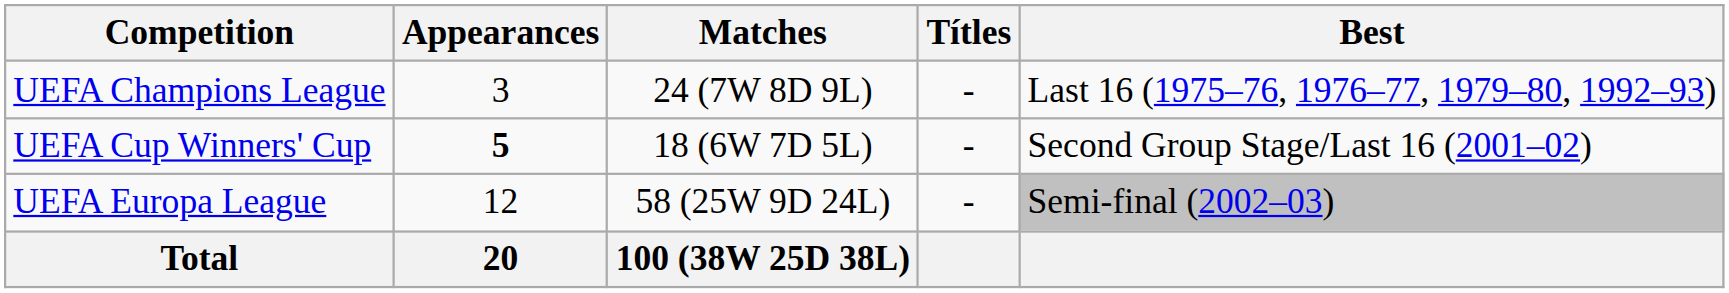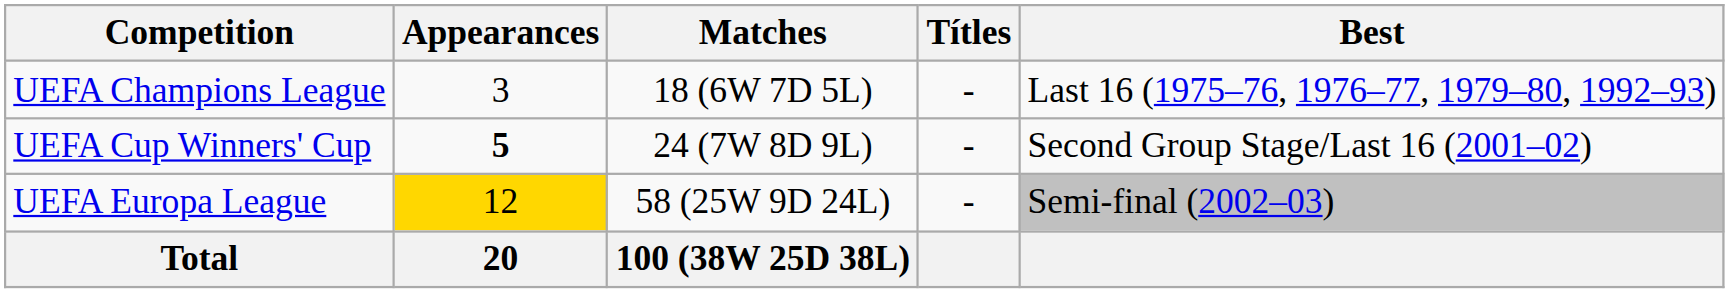(763, 88) 24 (7W 8D 9L) -> (763, 88) 18 (6W 7D 5L)
(763, 145) 18 (6W 7D 5L) -> (763, 145) 24 (7W 8D 9L)
(501, 201) no background -> (501, 201) gold background
